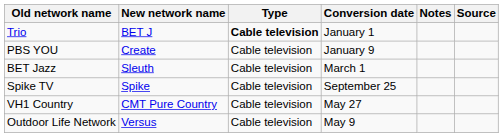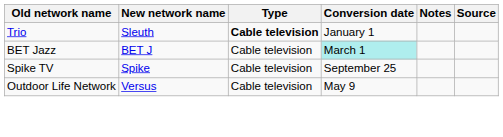(137, 31) BET J -> (138, 31) Sleuth
- row: (33, 50)
(138, 68) Sleuth -> (137, 50) BET J
(345, 68) no background -> (345, 50) paleturquoise background
- row: (40, 104)
